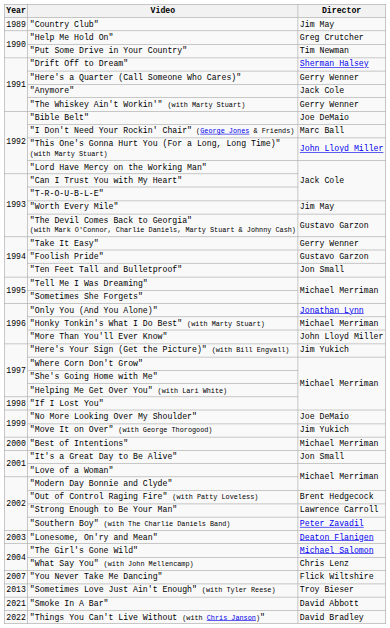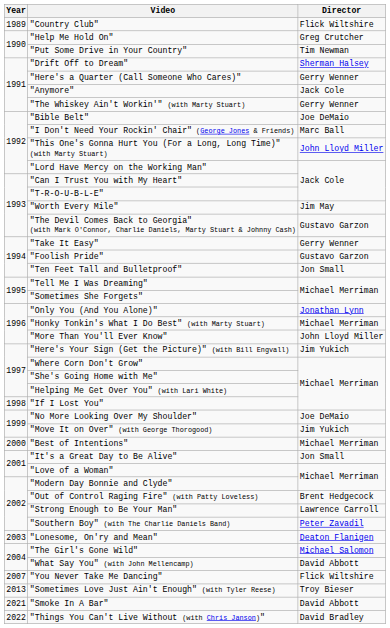(317, 24) Jim May -> (337, 24) Flick Wiltshire
(324, 564) Chris Lenz -> (329, 564) David Abbott
